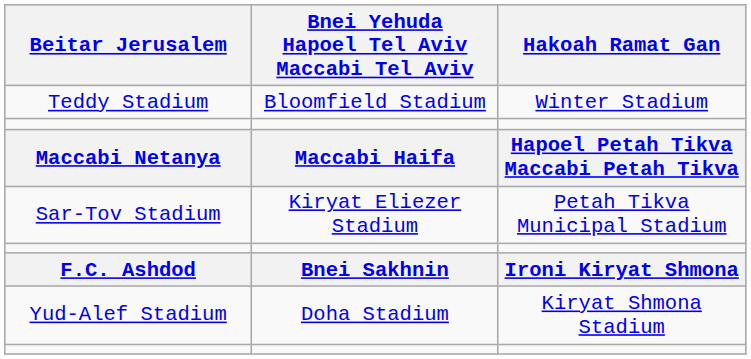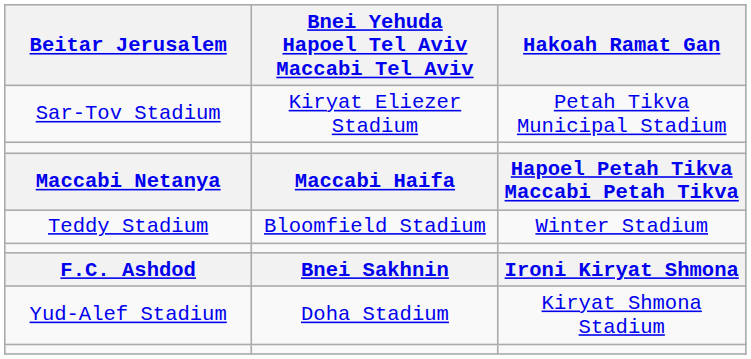rows swapped: (128, 102) <-> (128, 215)
